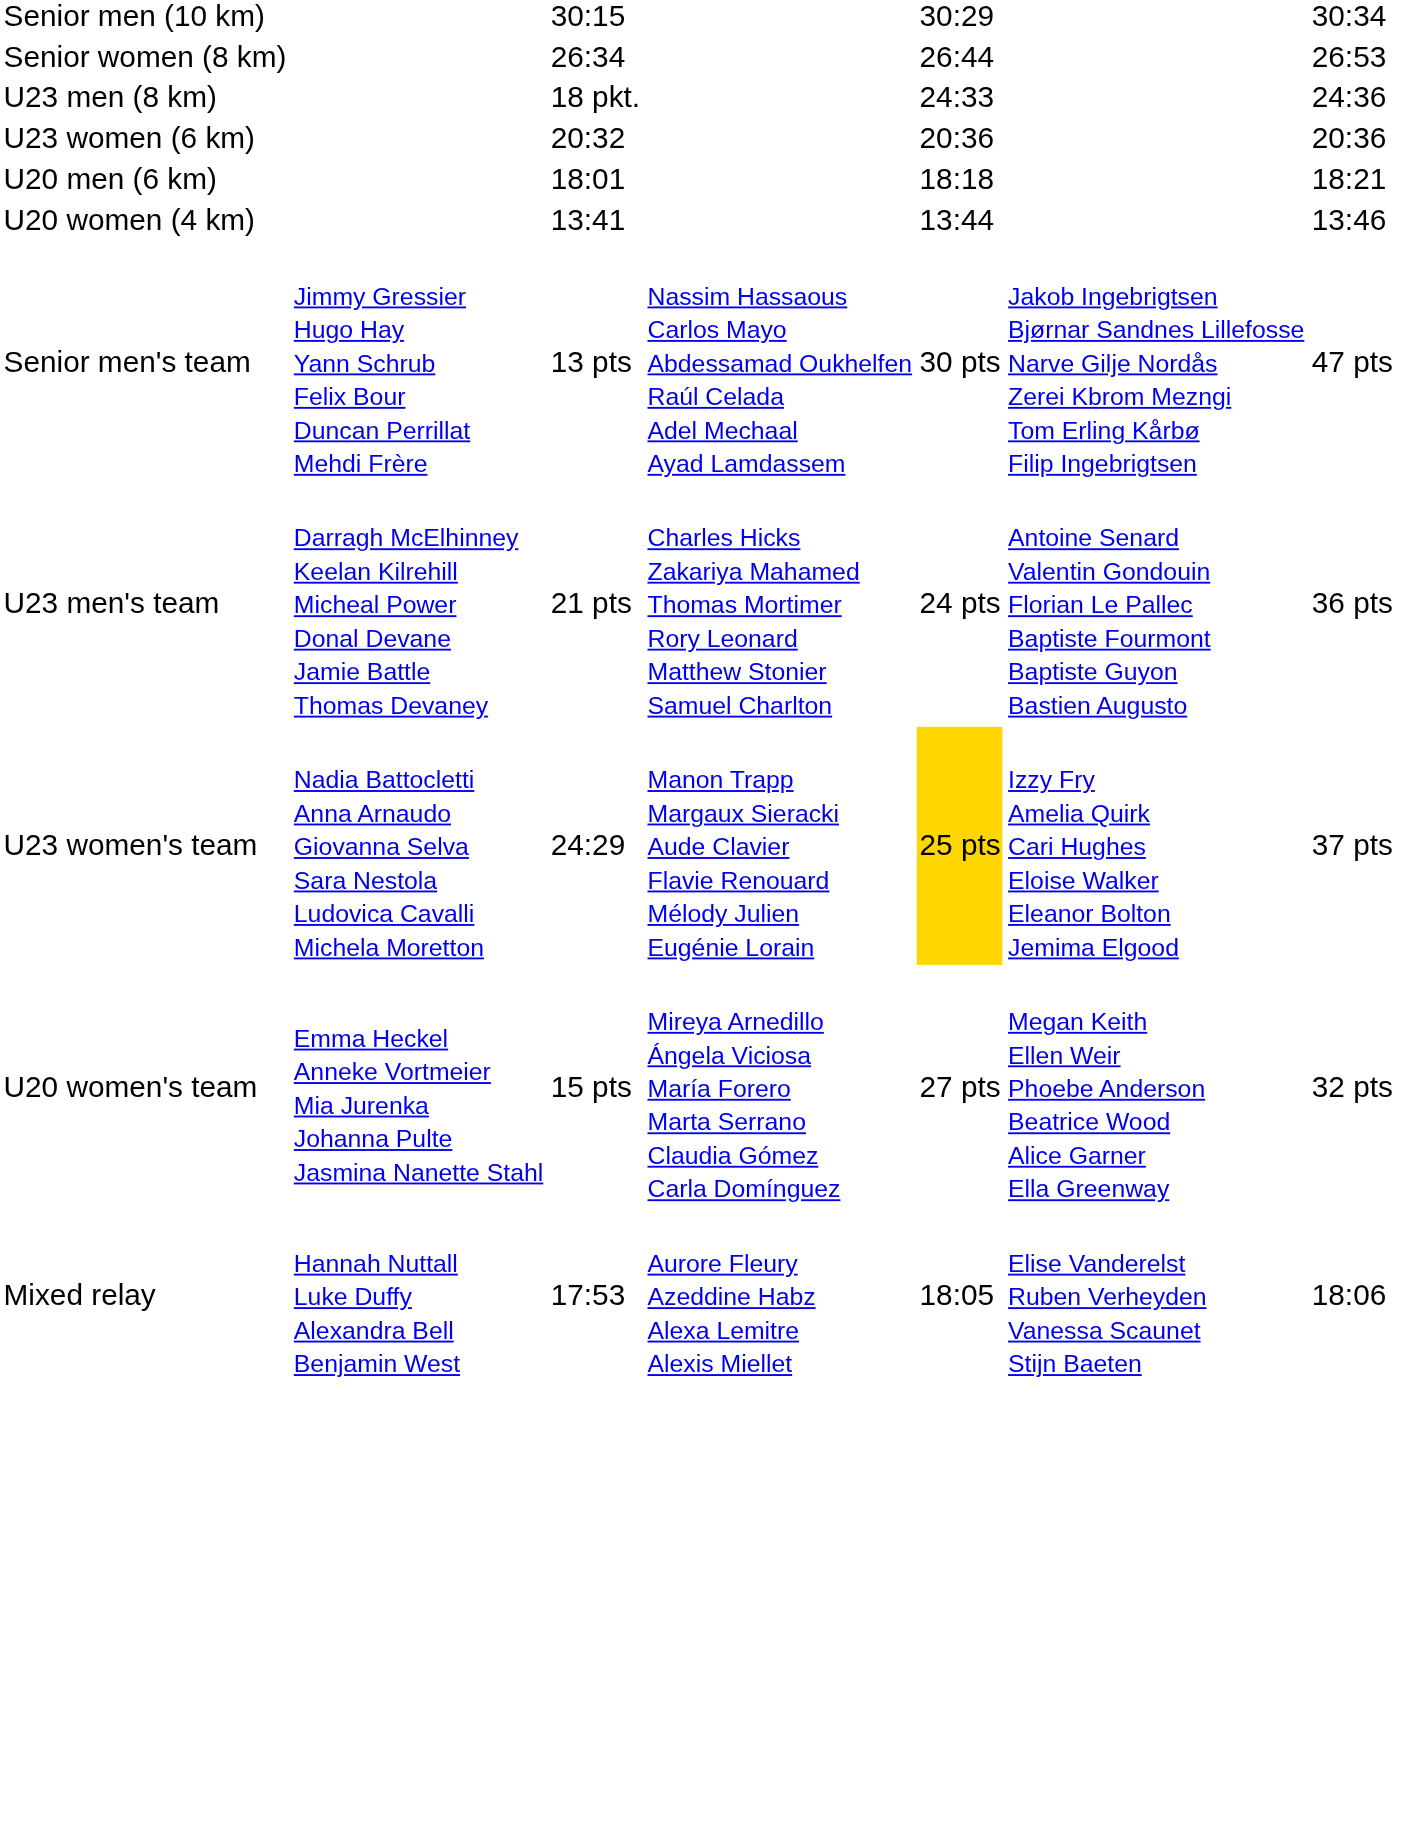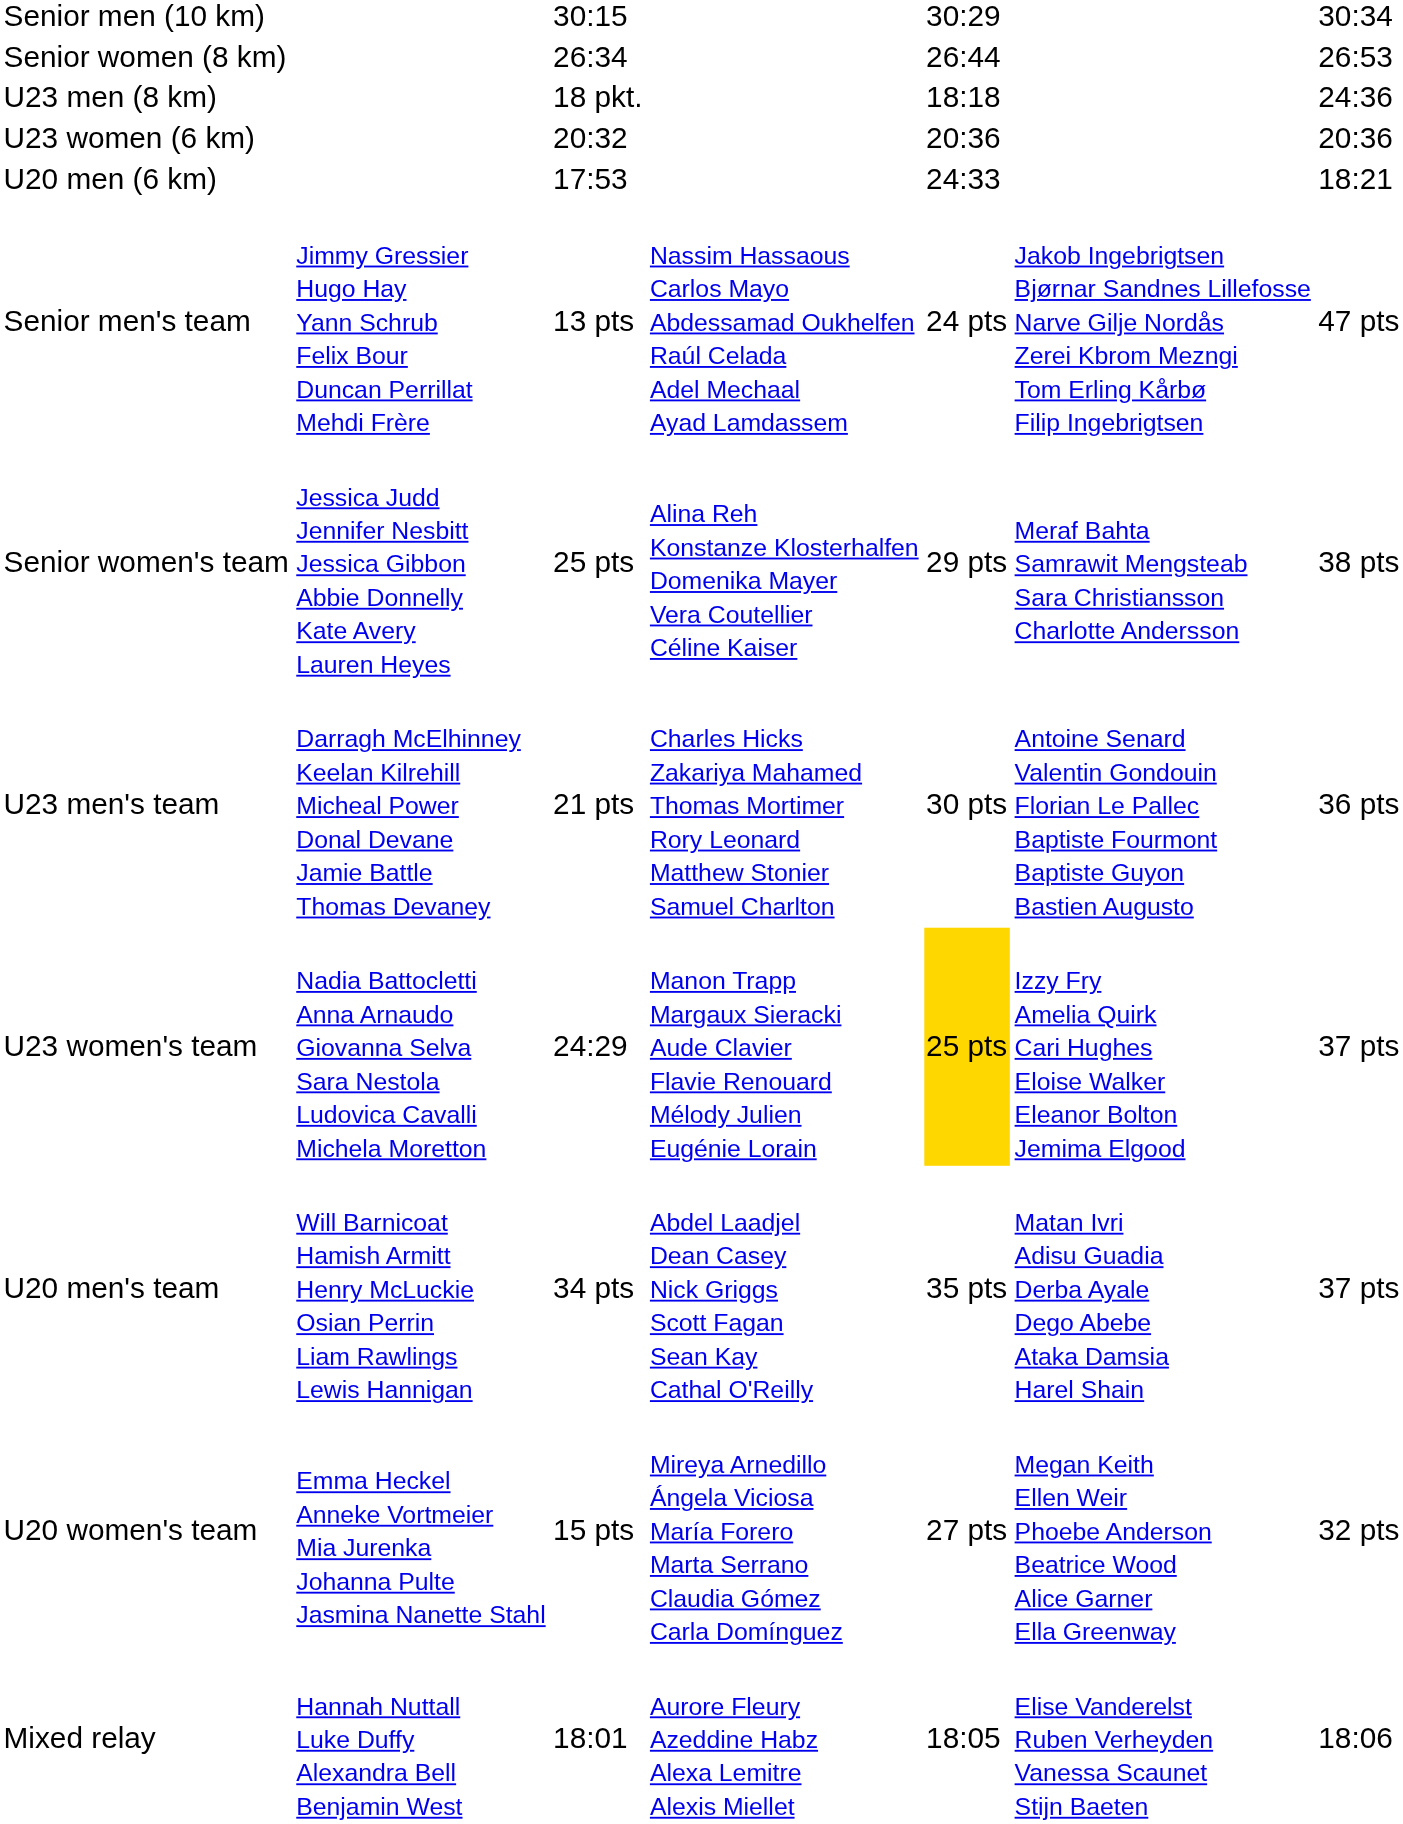(957, 97) 24:33 -> (963, 97) 18:18
(588, 179) 18:01 -> (590, 179) 17:53
(957, 179) 18:18 -> (963, 179) 24:33
- row: (129, 220)
(960, 361) 30 pts -> (967, 320) 24 pts
+ row: (146, 562)
(960, 603) 24 pts -> (967, 804) 30 pts
+ row: (111, 1288)
(588, 1295) 17:53 -> (590, 1738) 18:01
